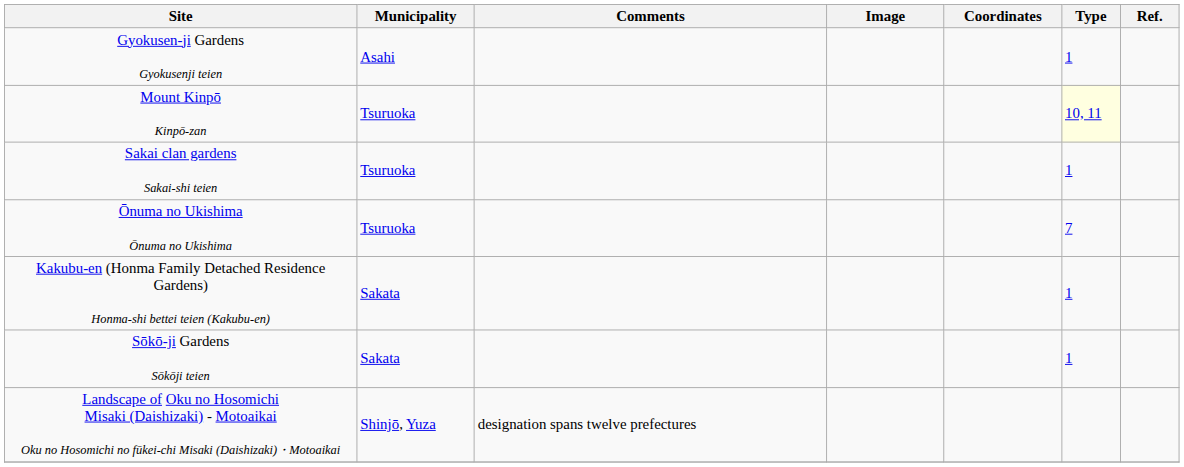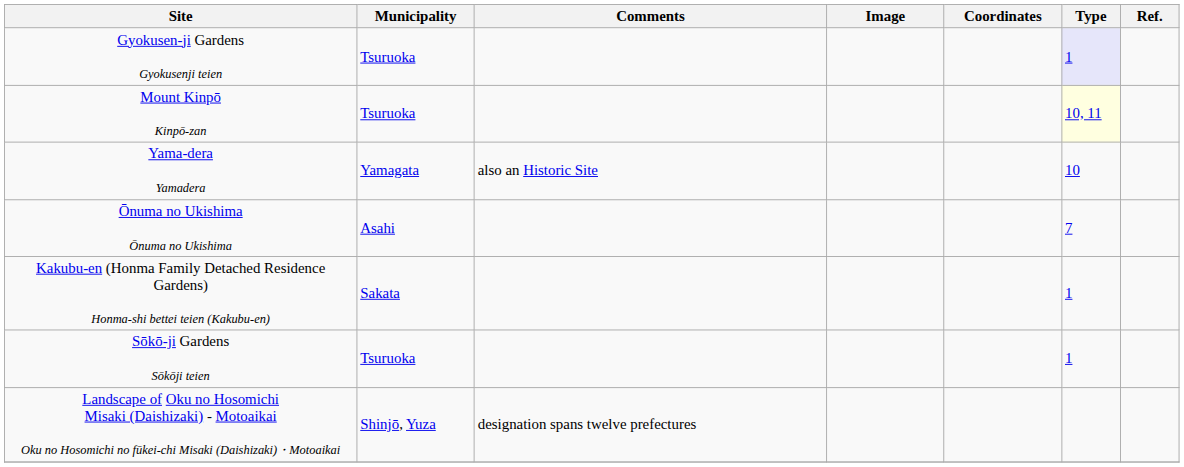(378, 56) Asahi -> (388, 56) Tsuruoka
(1069, 56) no background -> (1069, 56) lavender background
+ row: (181, 170)
- row: (181, 170)
(388, 227) Tsuruoka -> (378, 227) Asahi
(380, 358) Sakata -> (388, 358) Tsuruoka
